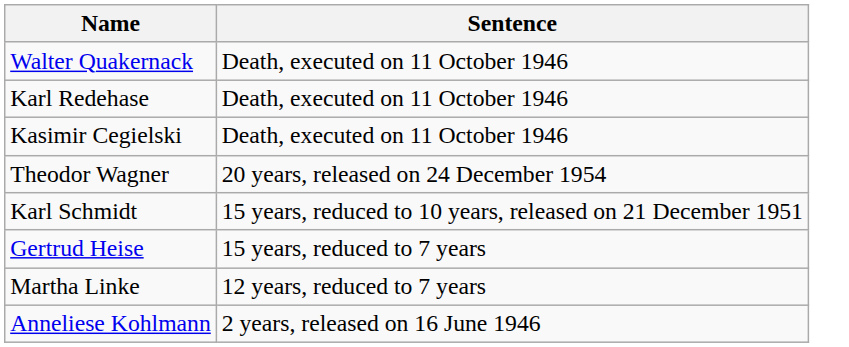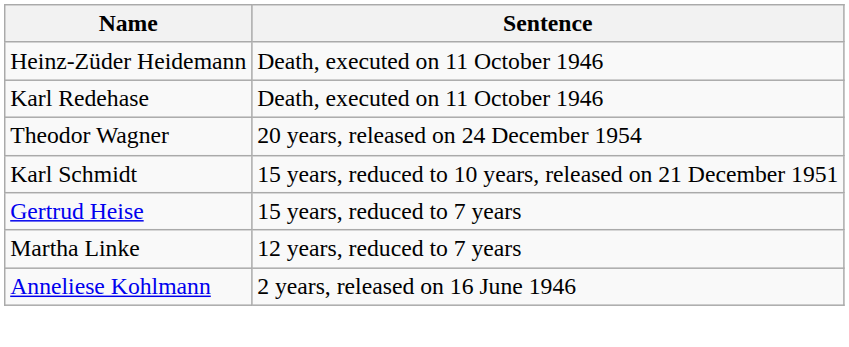- row: (102, 60)
+ row: (128, 60)
- row: (96, 135)
